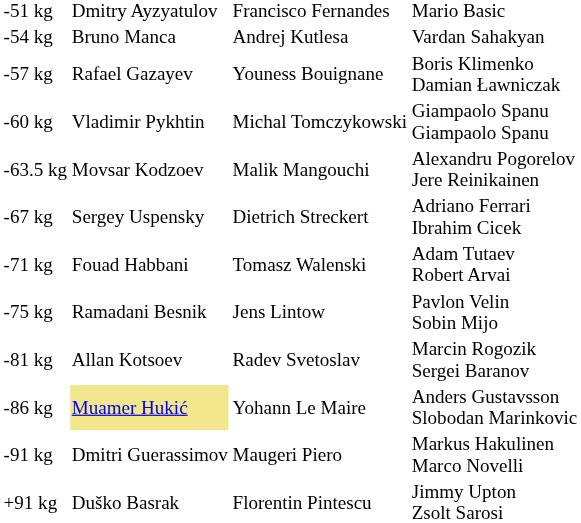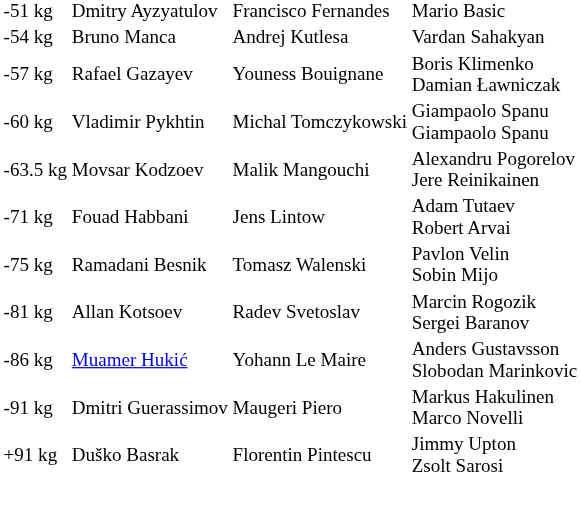- row: (28, 217)
(299, 264) Tomasz Walenski -> (279, 217) Jens Lintow
(279, 312) Jens Lintow -> (299, 264) Tomasz Walenski
(130, 407) khaki background -> (130, 359) no background
